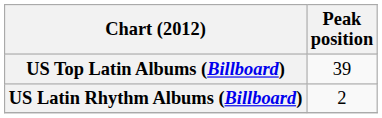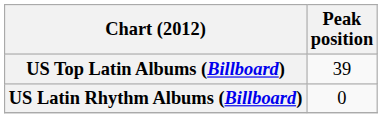(342, 98) 2 -> (342, 98) 0
